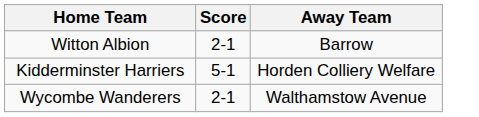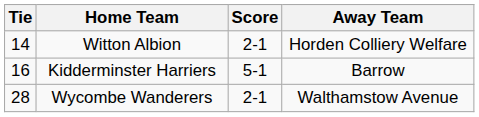+ column: (20, 17)
(346, 44) Barrow -> (378, 44) Horden Colliery Welfare
(346, 71) Horden Colliery Welfare -> (378, 71) Barrow
